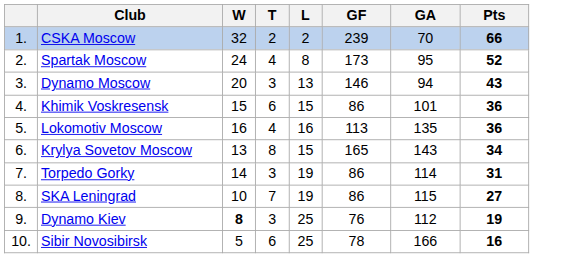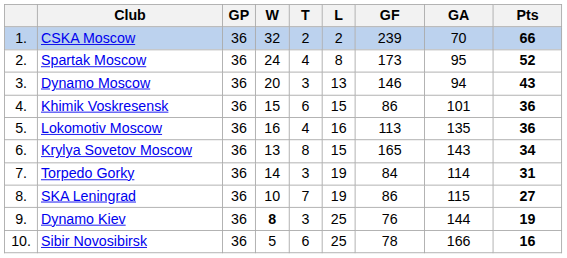+ column: (239, 15)
(356, 173) 86 -> (390, 173) 84
(425, 219) 112 -> (459, 219) 144
